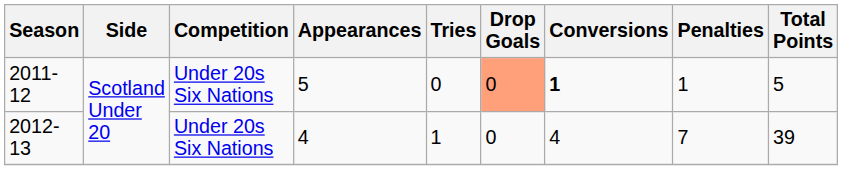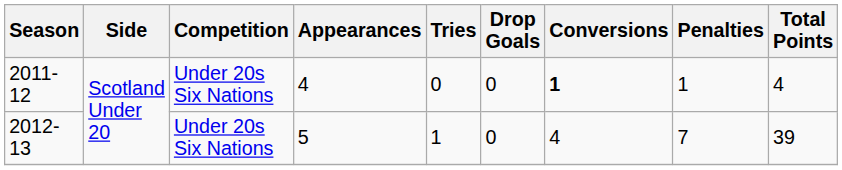(303, 84) 5 -> (303, 84) 4
(491, 84) lightsalmon background -> (491, 84) no background
(778, 84) 5 -> (778, 84) 4
(303, 137) 4 -> (303, 137) 5
